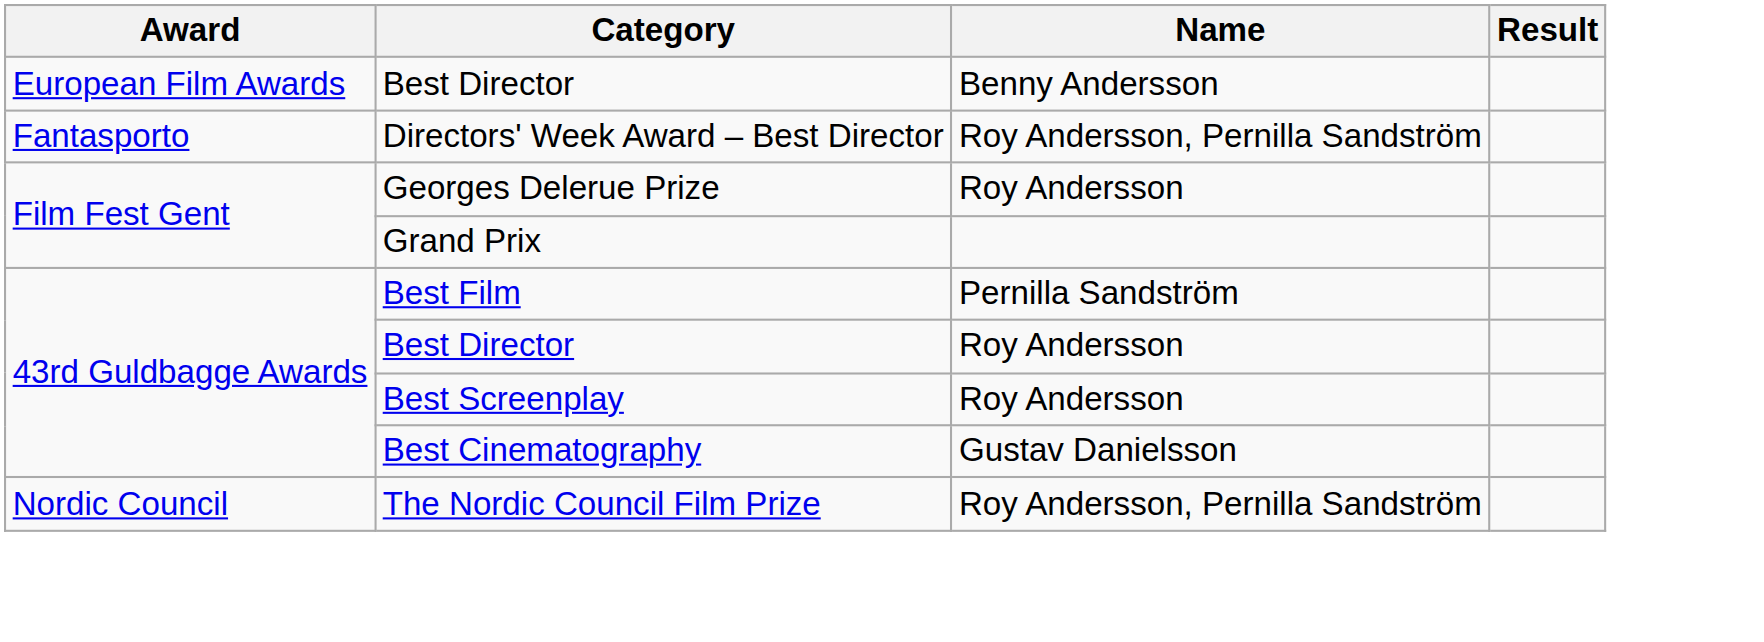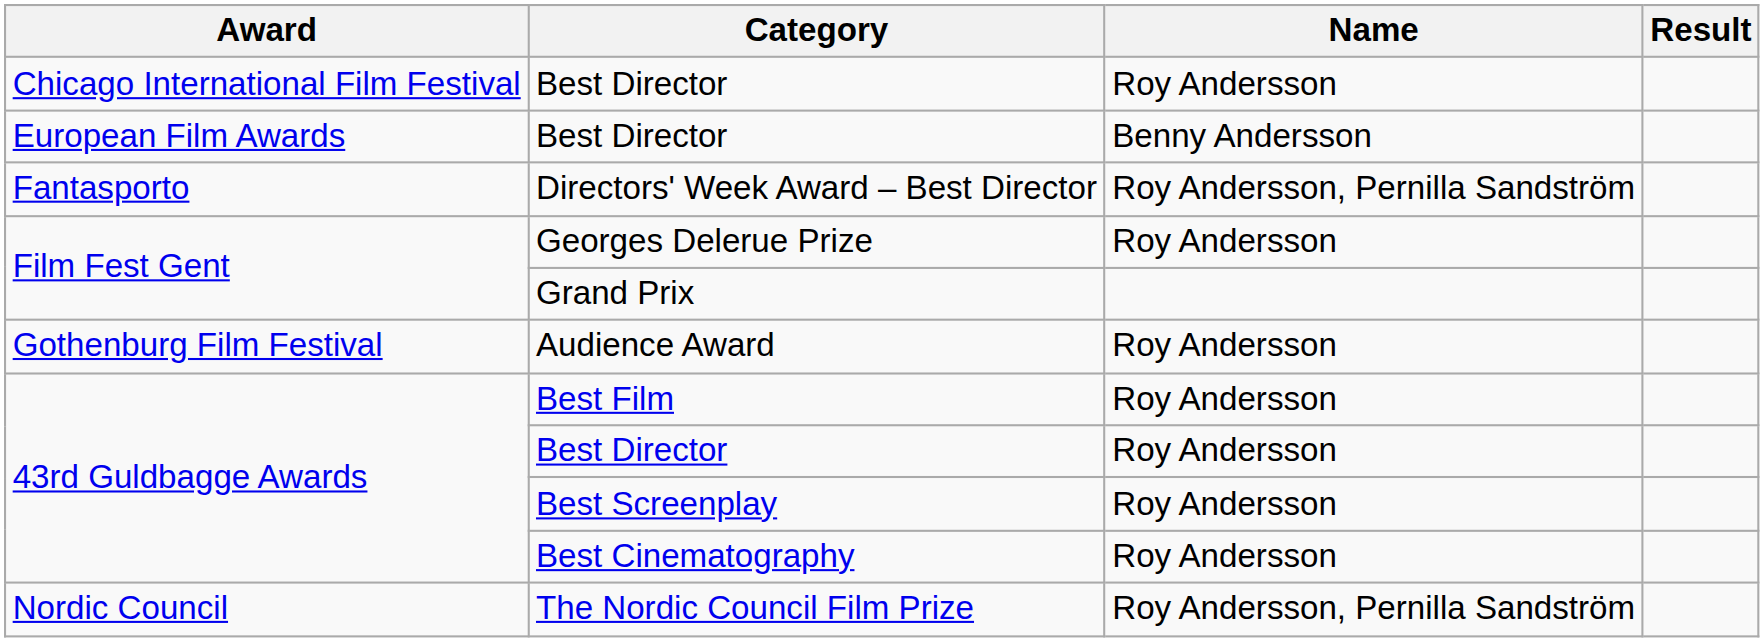+ row: (267, 83)
+ row: (198, 345)
(1099, 293) Pernilla Sandström -> (1225, 398) Roy Andersson
(1098, 450) Gustav Danielsson -> (1225, 556) Roy Andersson
